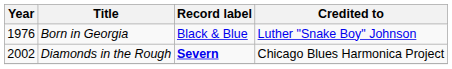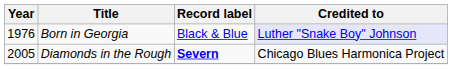(337, 34) no background -> (337, 34) lavender background
(21, 53) 2002 -> (21, 53) 2005
